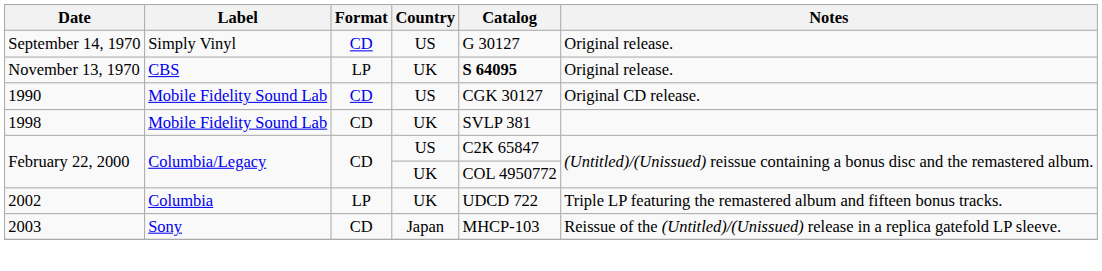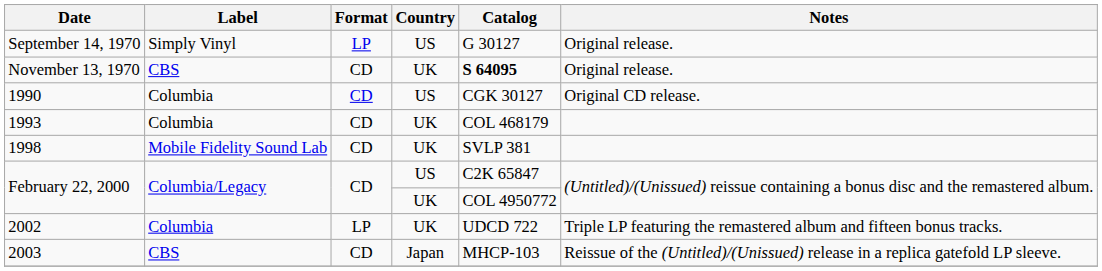(361, 43) CD -> (361, 43) LP
(361, 69) LP -> (361, 69) CD
(238, 95) Mobile Fidelity Sound Lab -> (181, 95) Columbia
+ row: (25, 122)
(165, 226) Sony -> (164, 252) CBS
